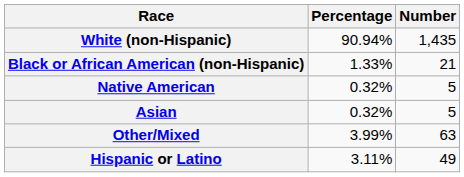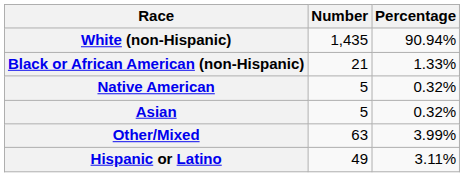columns swapped: (428, 16) <-> (352, 16)
